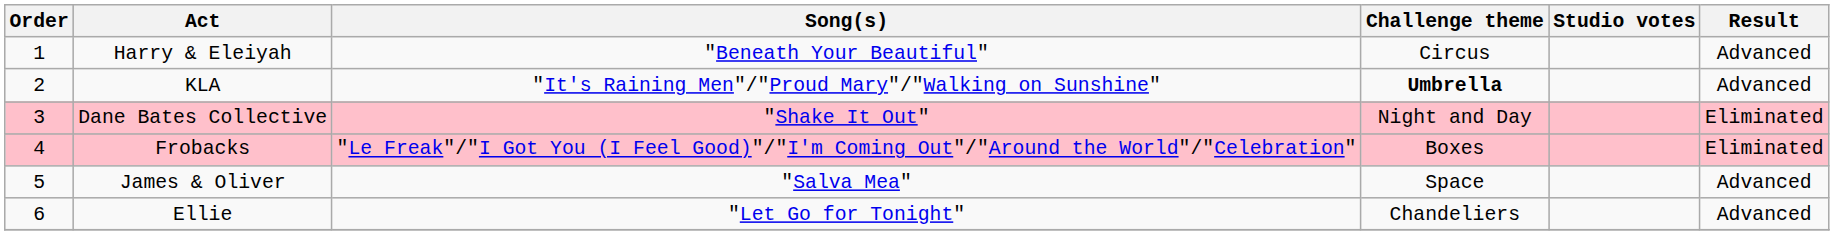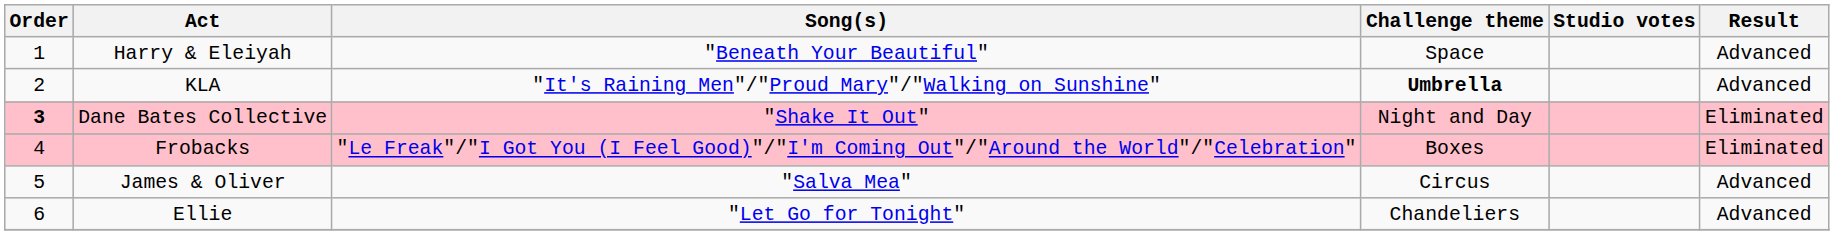(1455, 53) Circus -> (1455, 53) Space
(39, 117) normal -> (39, 117) bold
(1455, 182) Space -> (1455, 182) Circus
